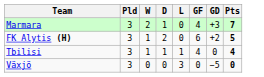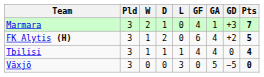+ column: (215, 11)
